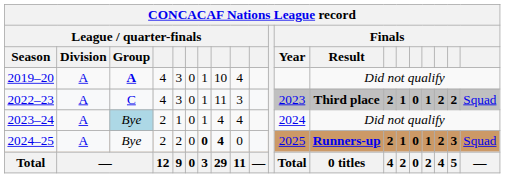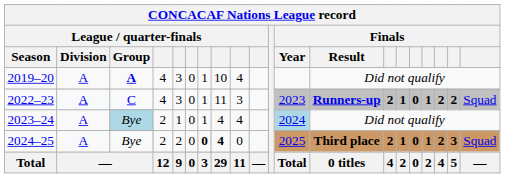(347, 99) Third place -> (347, 99) Runners-up
(292, 120) no background -> (292, 120) lightblue background
(347, 141) Runners-up -> (347, 141) Third place
